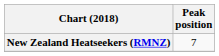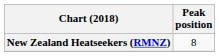(194, 42) 7 -> (194, 42) 8
